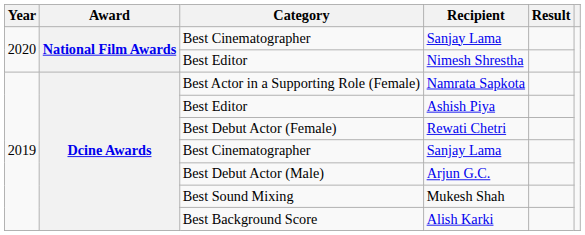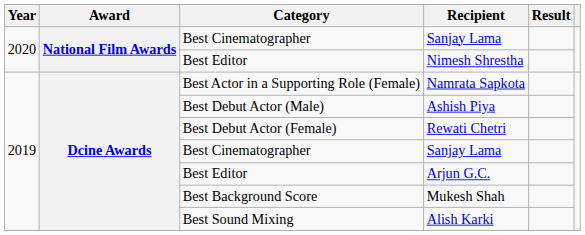(215, 106) Best Editor -> (253, 106) Best Debut Actor (Male)
(253, 173) Best Debut Actor (Male) -> (215, 173) Best Editor
(238, 196) Best Sound Mixing -> (250, 196) Best Background Score
(250, 219) Best Background Score -> (238, 219) Best Sound Mixing
